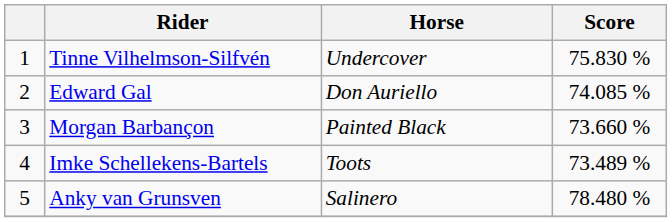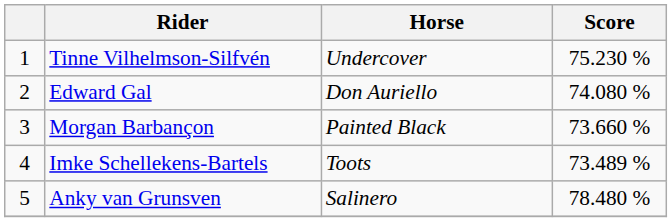(609, 57) 75.830 % -> (609, 57) 75.230 %
(609, 92) 74.085 % -> (609, 92) 74.080 %
